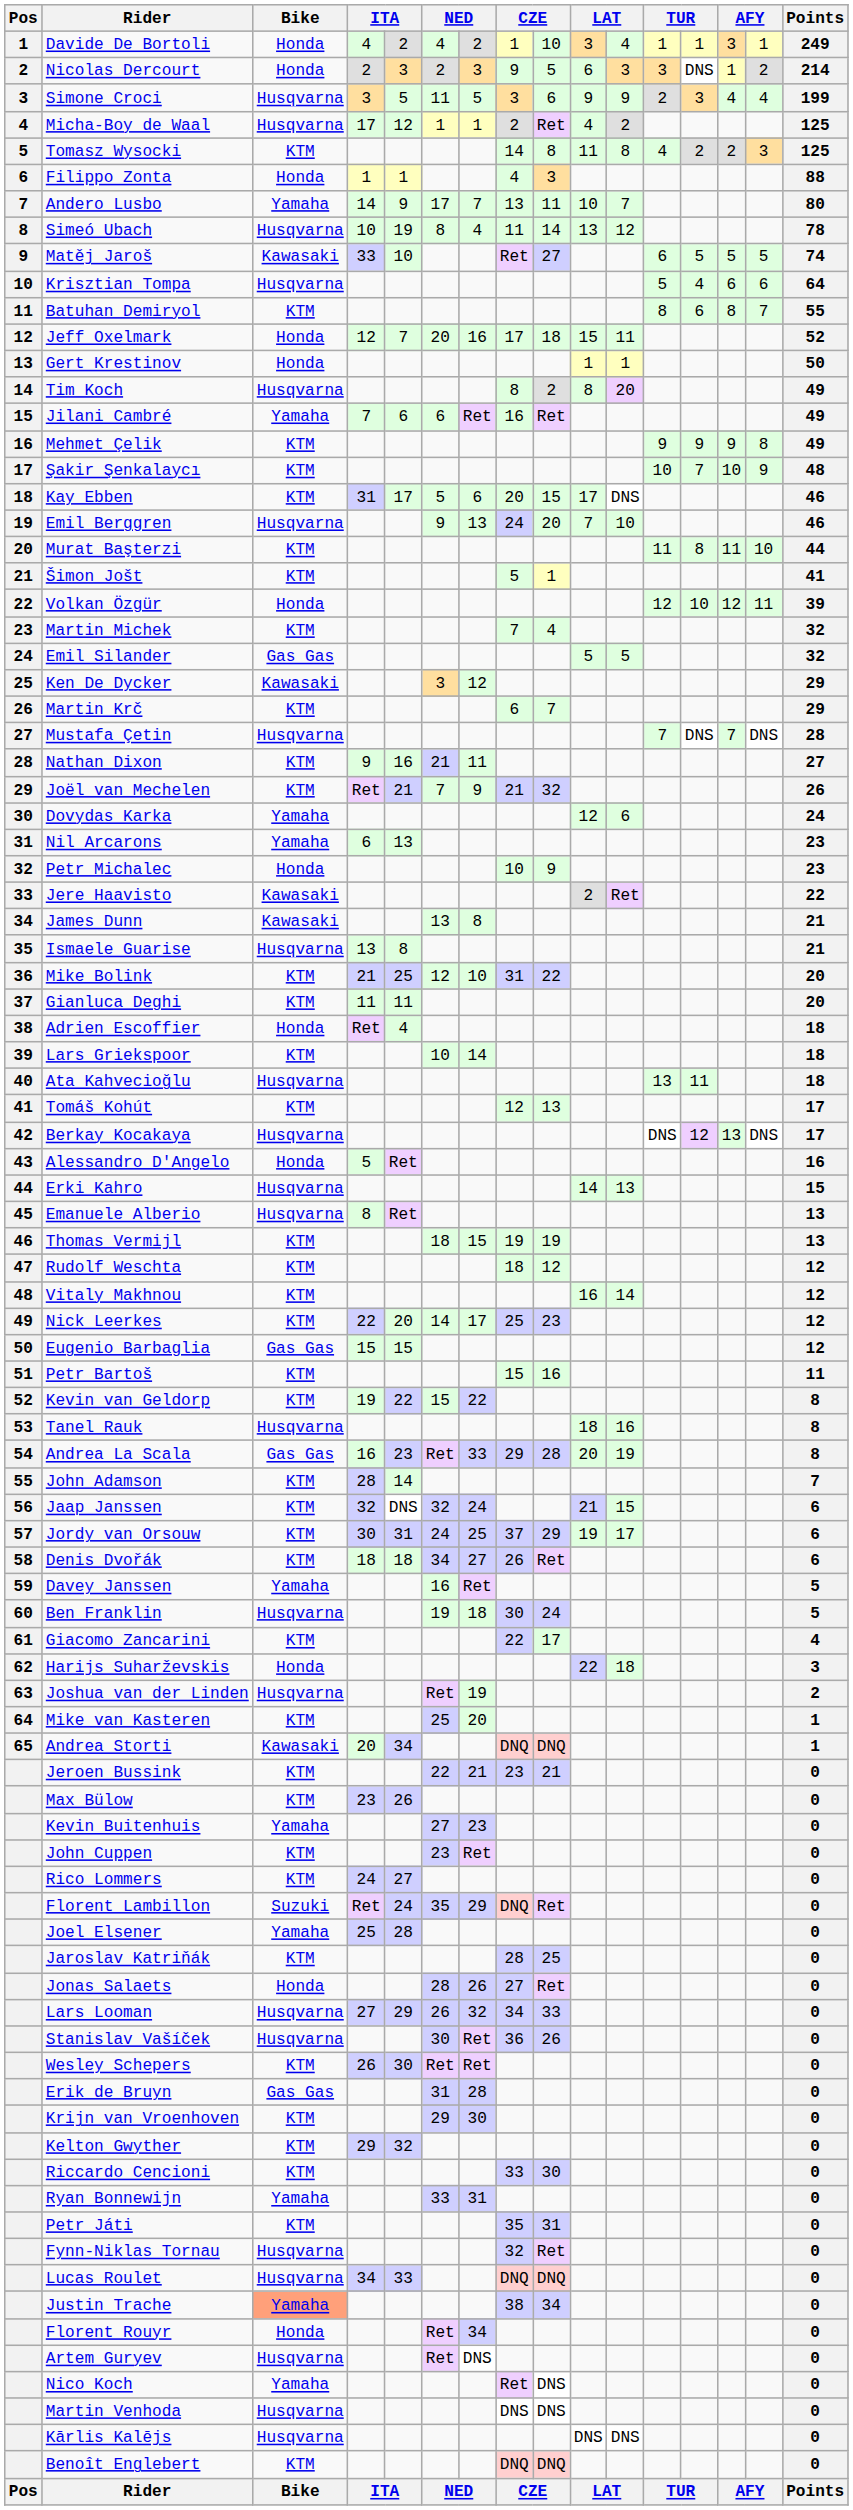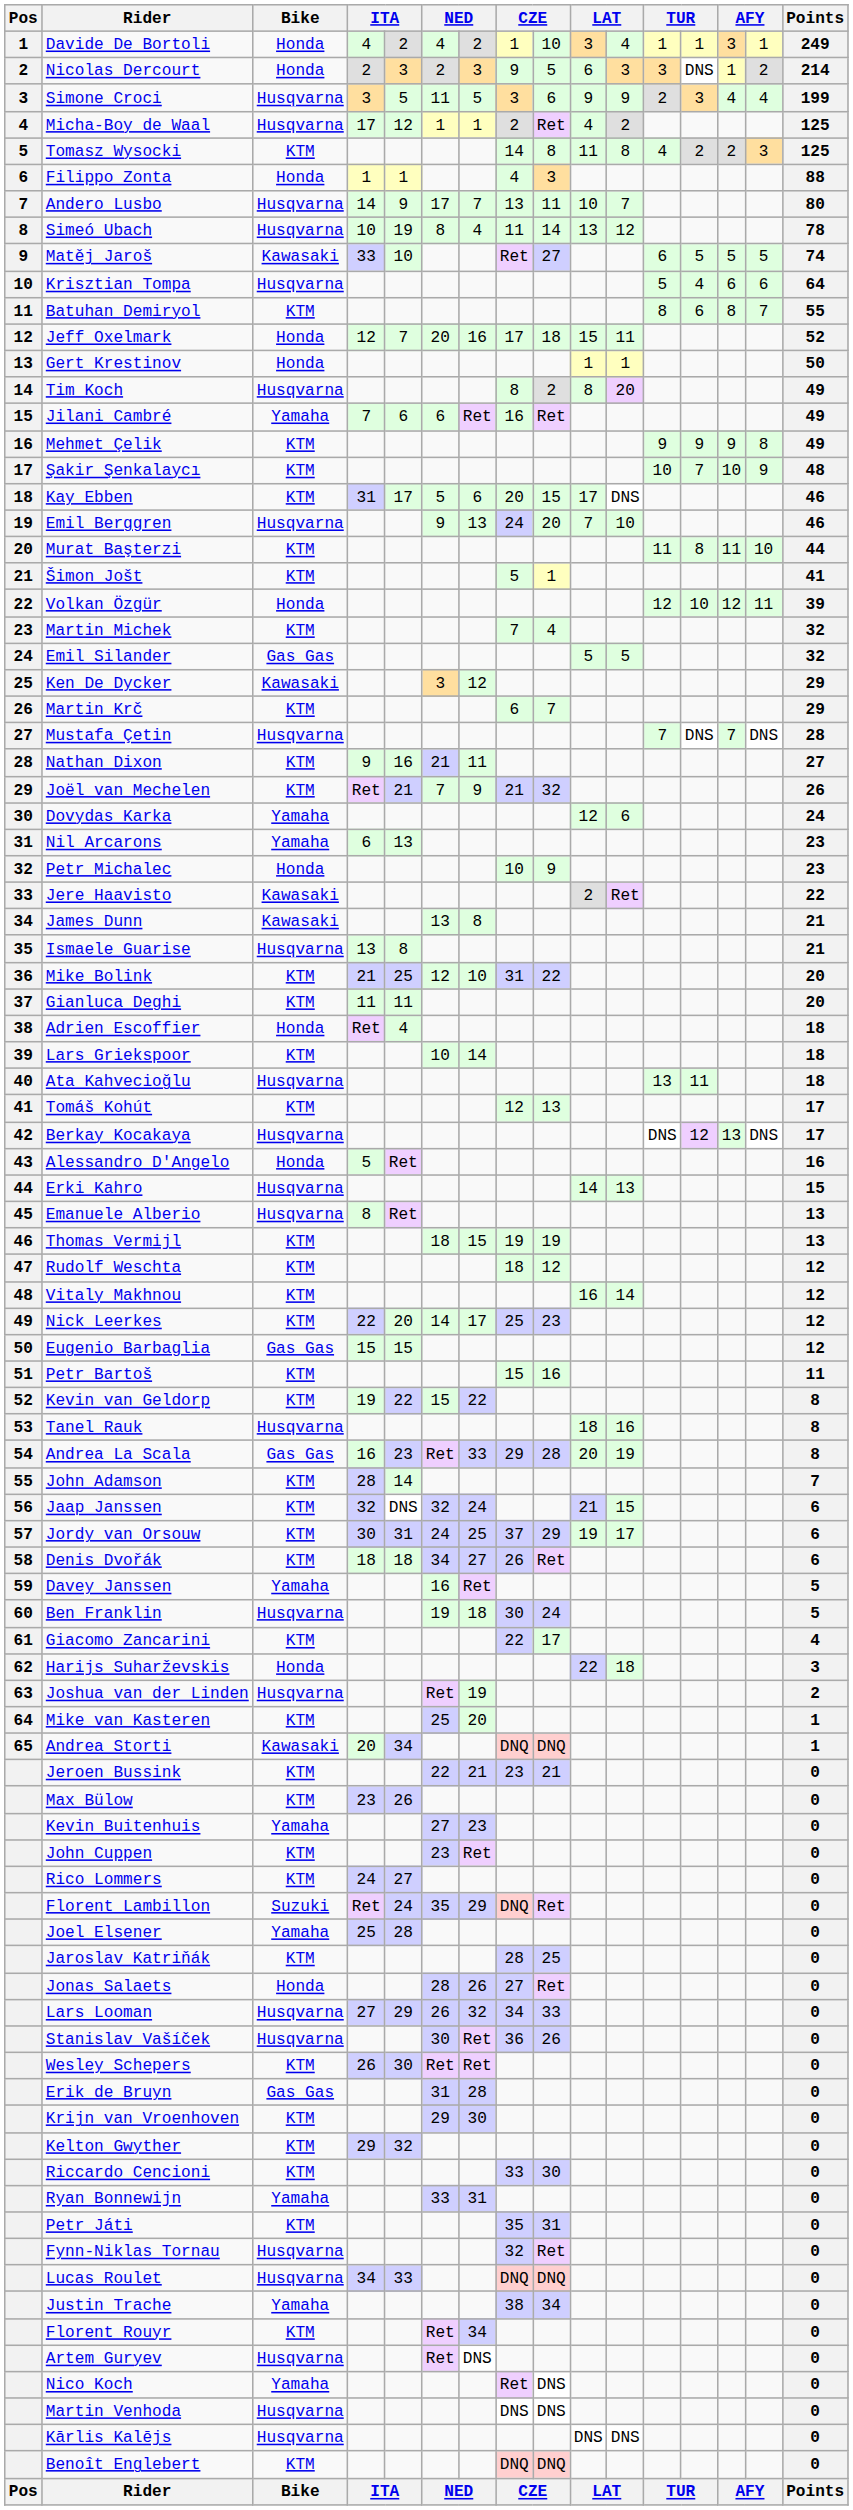(300, 205) Yamaha -> (300, 205) Husqvarna
(300, 2305) lightsalmon background -> (300, 2305) no background
(300, 2332) Honda -> (300, 2332) KTM
